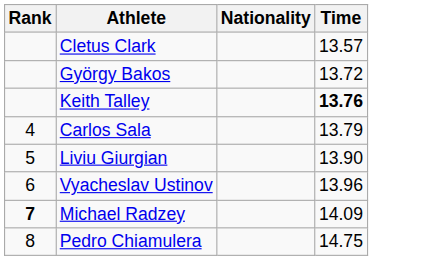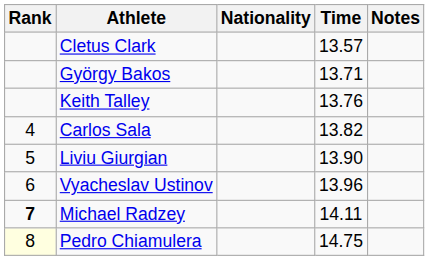+ column: (396, 18)
(341, 74) 13.72 -> (341, 74) 13.71
(341, 102) bold -> (341, 102) normal
(341, 130) 13.79 -> (341, 130) 13.82
(341, 213) 14.09 -> (341, 213) 14.11
(30, 241) no background -> (30, 241) lightyellow background
